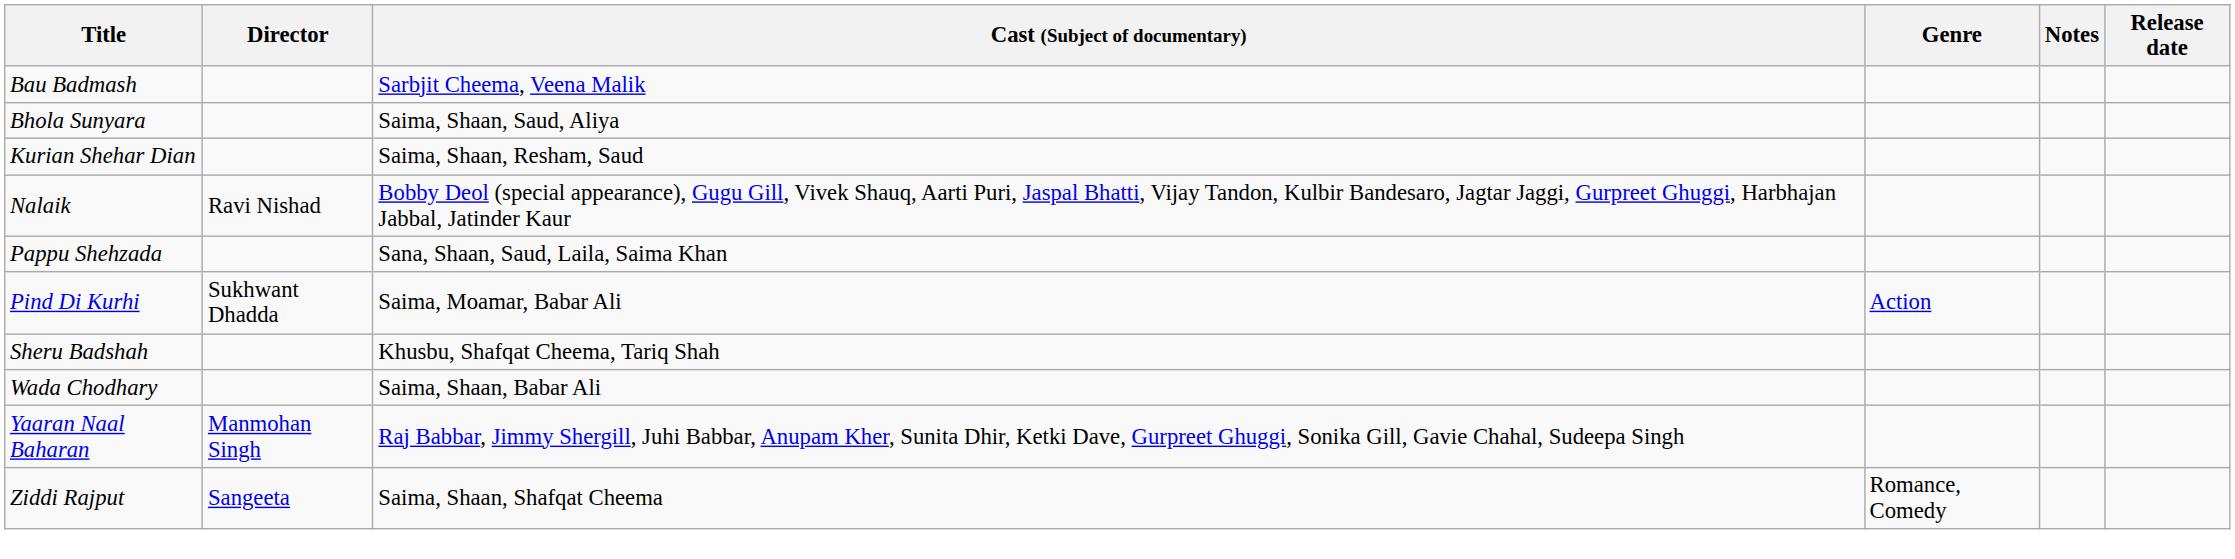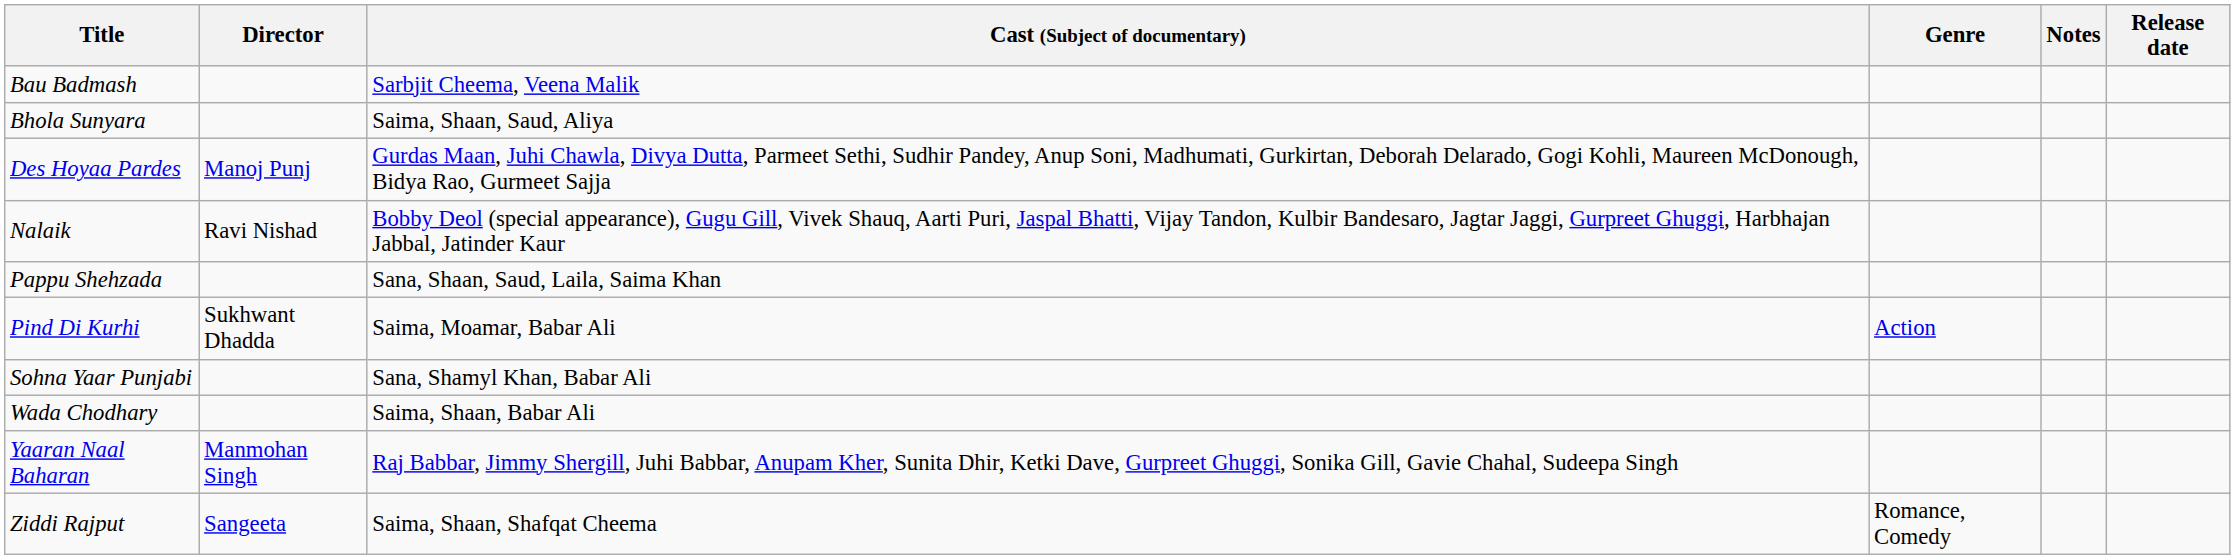+ row: (95, 168)
- row: (103, 156)
- row: (79, 351)
+ row: (101, 376)
